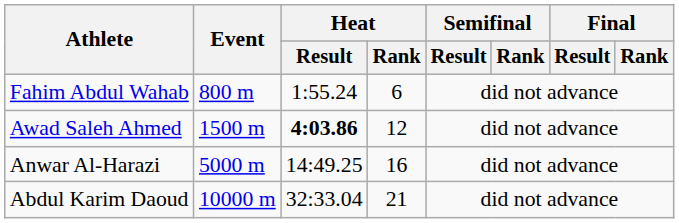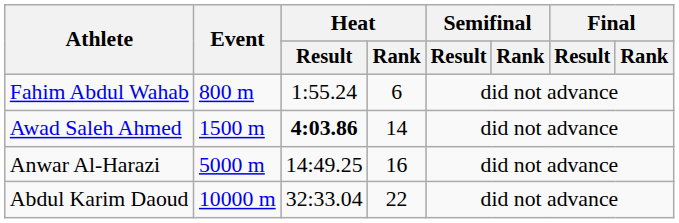(397, 128) 12 -> (397, 128) 14
(397, 200) 21 -> (397, 200) 22
